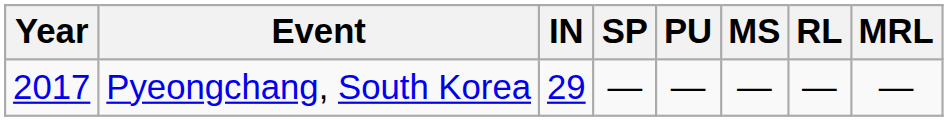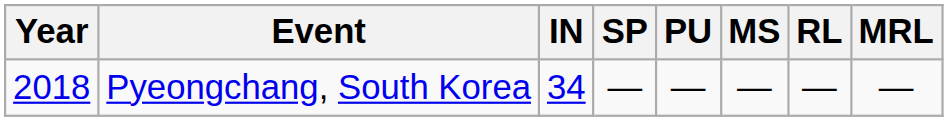(52, 87) 2017 -> (52, 87) 2018
(566, 87) 29 -> (566, 87) 34
